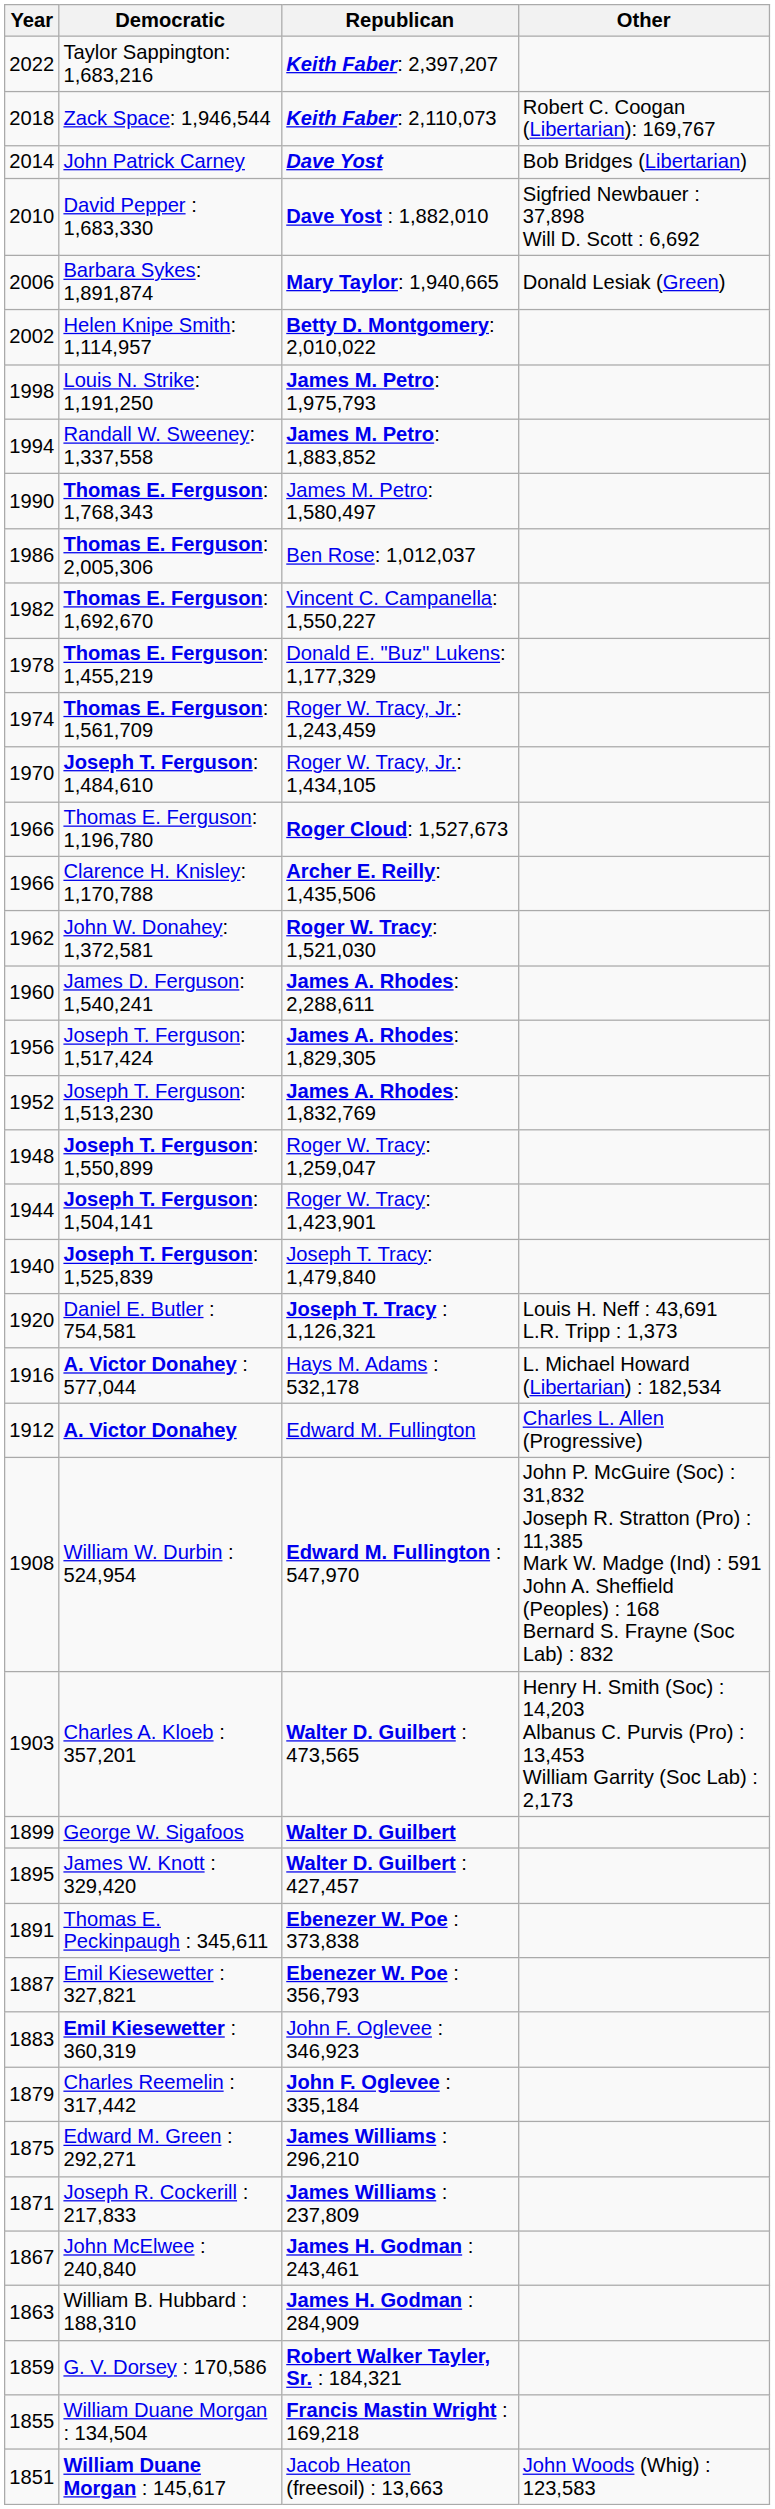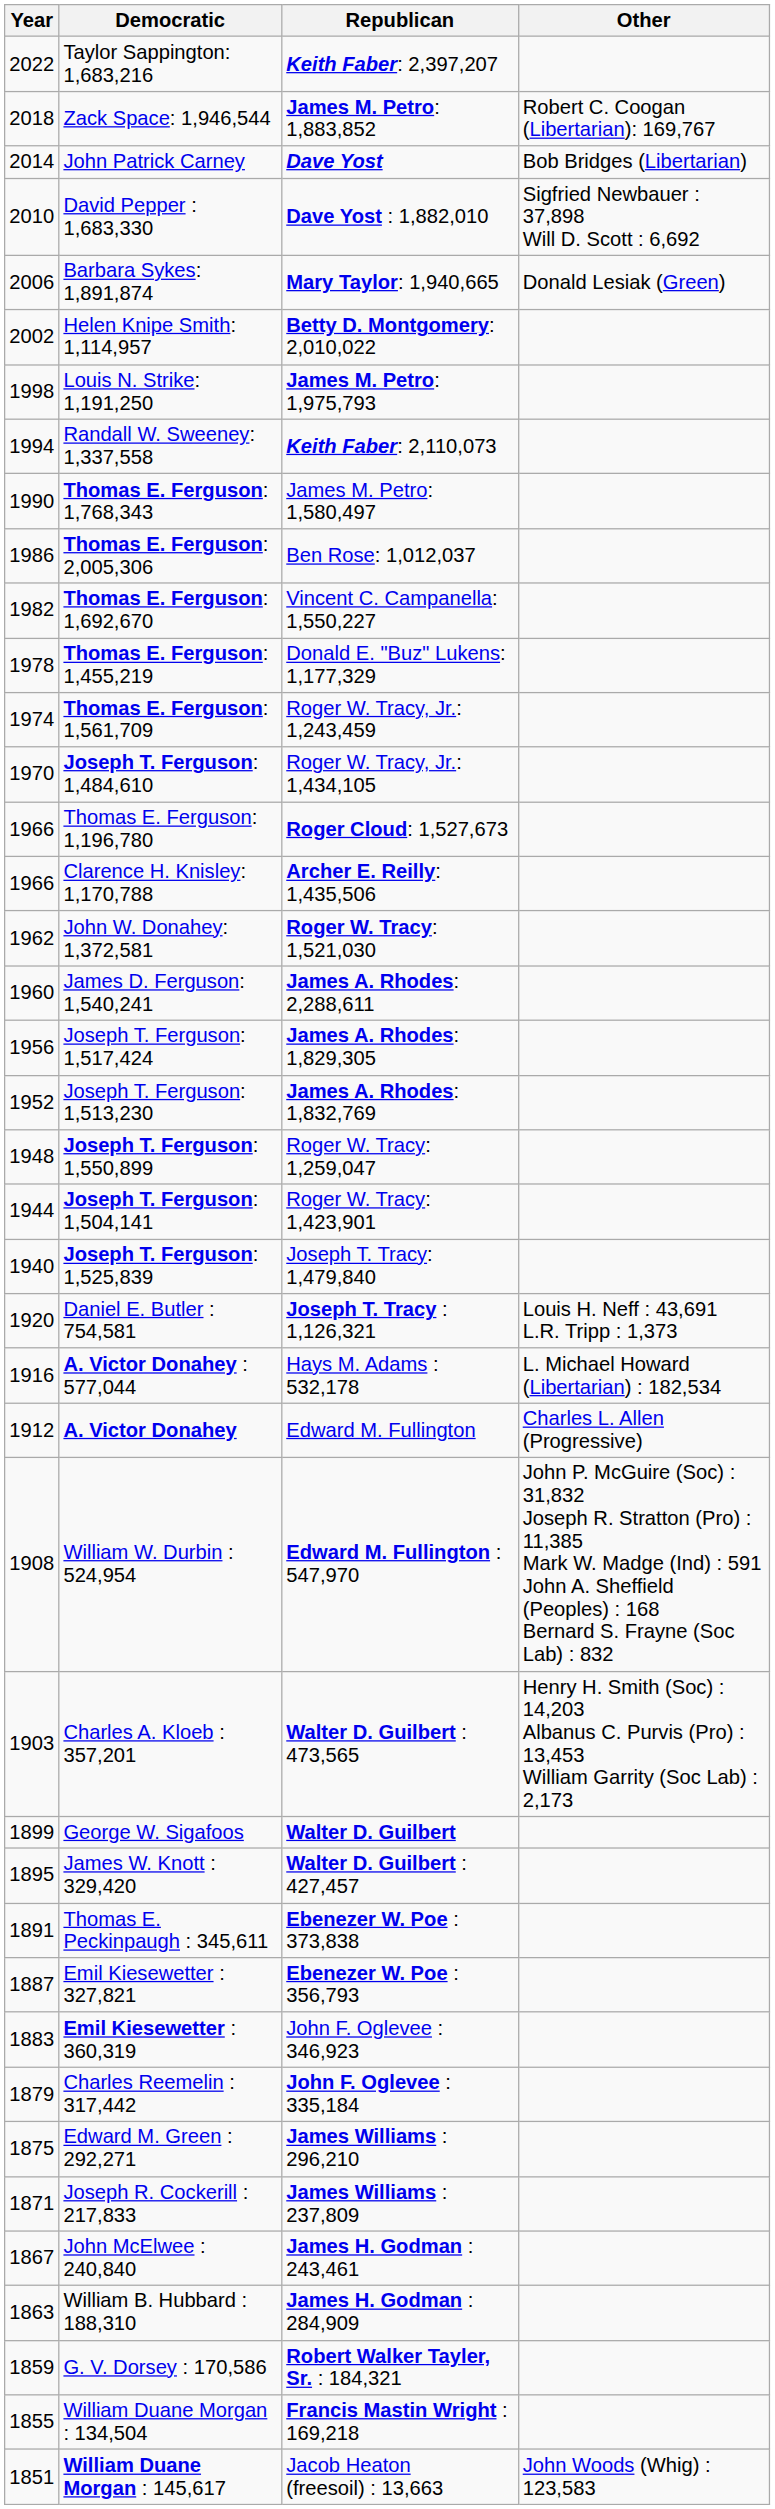(391, 118) Keith Faber: 2,110,073 -> (363, 118) James M. Petro: 1,883,852
(363, 446) James M. Petro: 1,883,852 -> (391, 446) Keith Faber: 2,110,073
